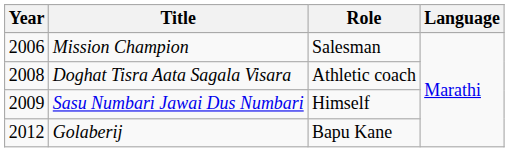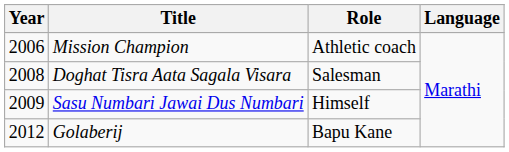(346, 47) Salesman -> (364, 47) Athletic coach
(364, 75) Athletic coach -> (346, 75) Salesman
